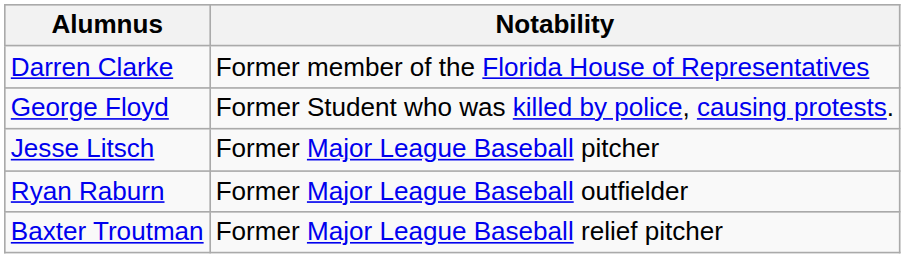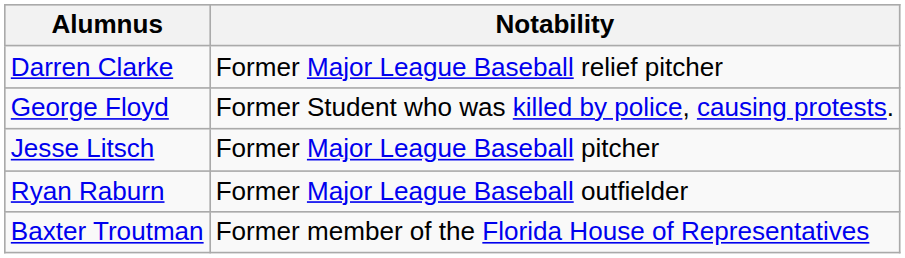(543, 66) Former member of the Florida House of Representatives -> (469, 66) Former Major League Baseball relief pitcher
(469, 231) Former Major League Baseball relief pitcher -> (543, 231) Former member of the Florida House of Representatives
